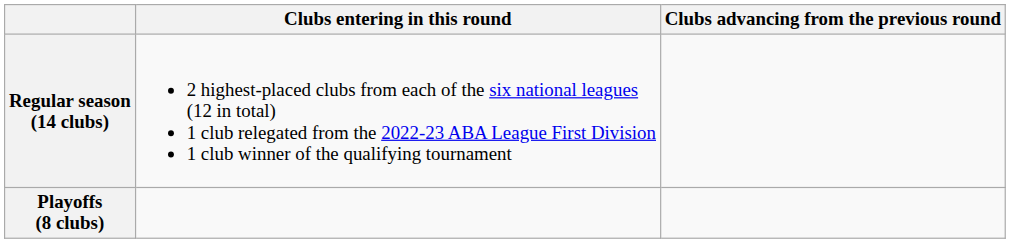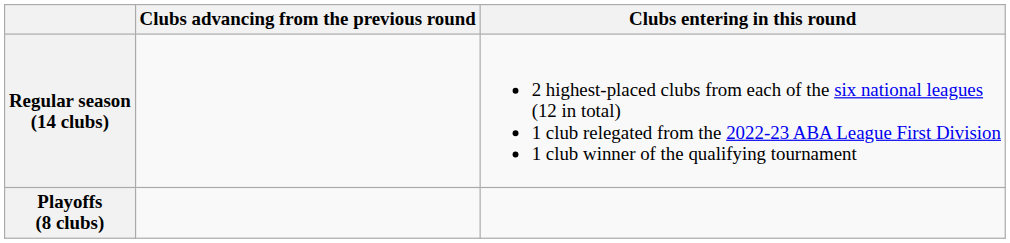columns swapped: (398, 19) <-> (833, 19)
